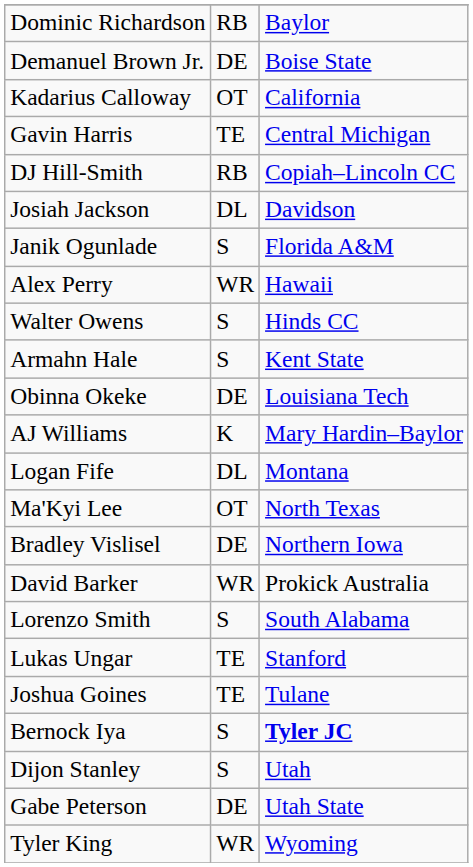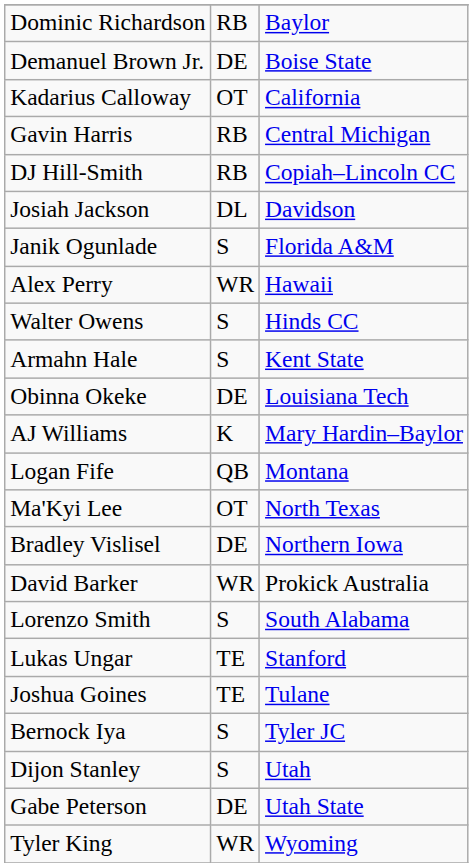(231, 135) TE -> (232, 135) RB
(232, 470) DL -> (233, 470) QB
(309, 731) bold -> (305, 731) normal
